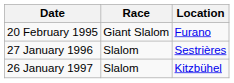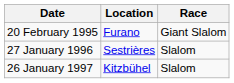columns swapped: (200, 13) <-> (136, 13)
